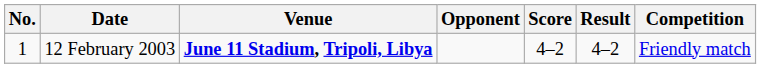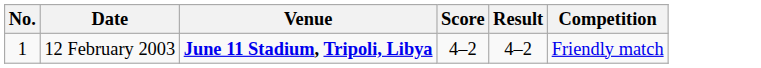- column: (480, 19)
